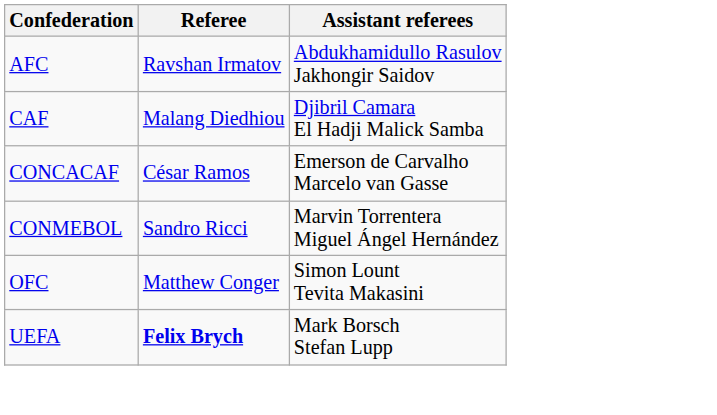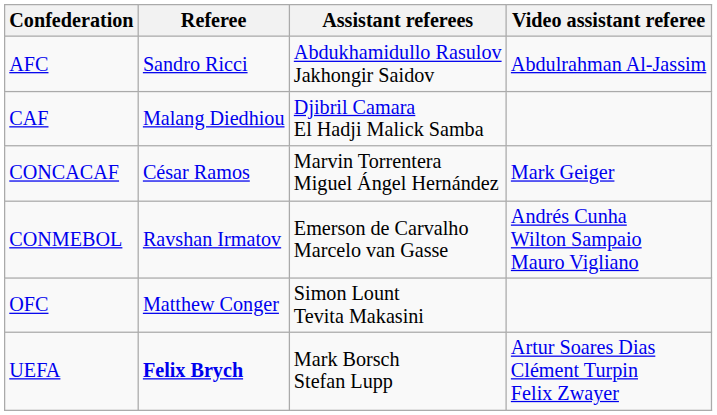+ column: (609, 20)
(212, 63) Ravshan Irmatov -> (195, 63) Sandro Ricci
(381, 173) Emerson de Carvalho Marcelo van Gasse -> (396, 173) Marvin Torrentera Miguel Ángel Hernández
(195, 227) Sandro Ricci -> (212, 239) Ravshan Irmatov
(396, 227) Marvin Torrentera Miguel Ángel Hernández -> (381, 239) Emerson de Carvalho Marcelo van Gasse
